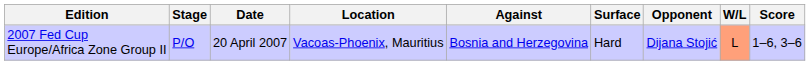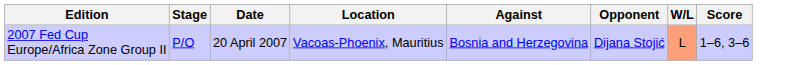- column: (617, 14)
